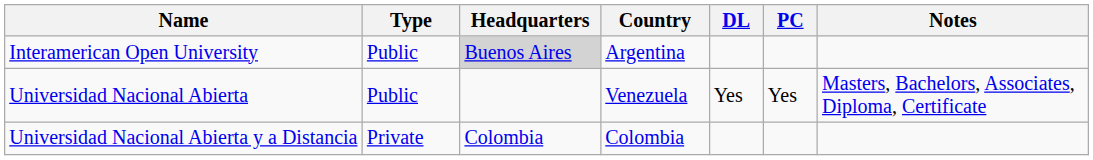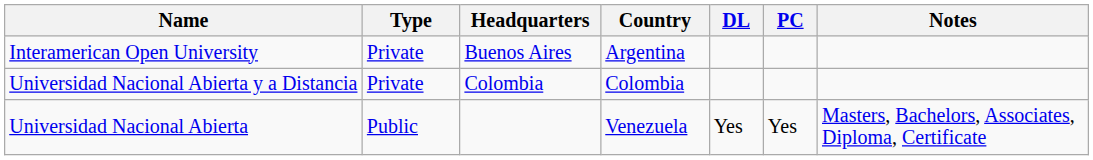(392, 52) Public -> (395, 52) Private
(518, 52) lightgrey background -> (518, 52) no background
rows swapped: (183, 138) <-> (129, 95)
